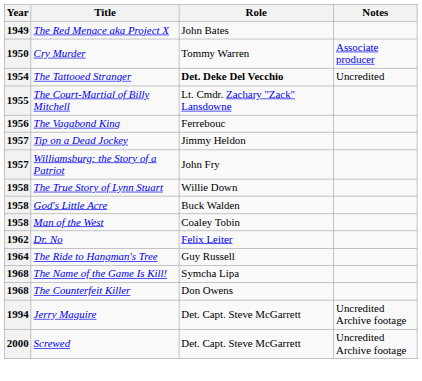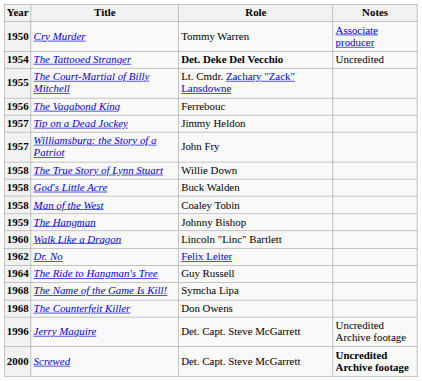- row: (101, 30)
+ row: (65, 222)
+ row: (77, 239)
(18, 314) 1994 -> (18, 332) 1996
(371, 344) normal -> (372, 361) bold
